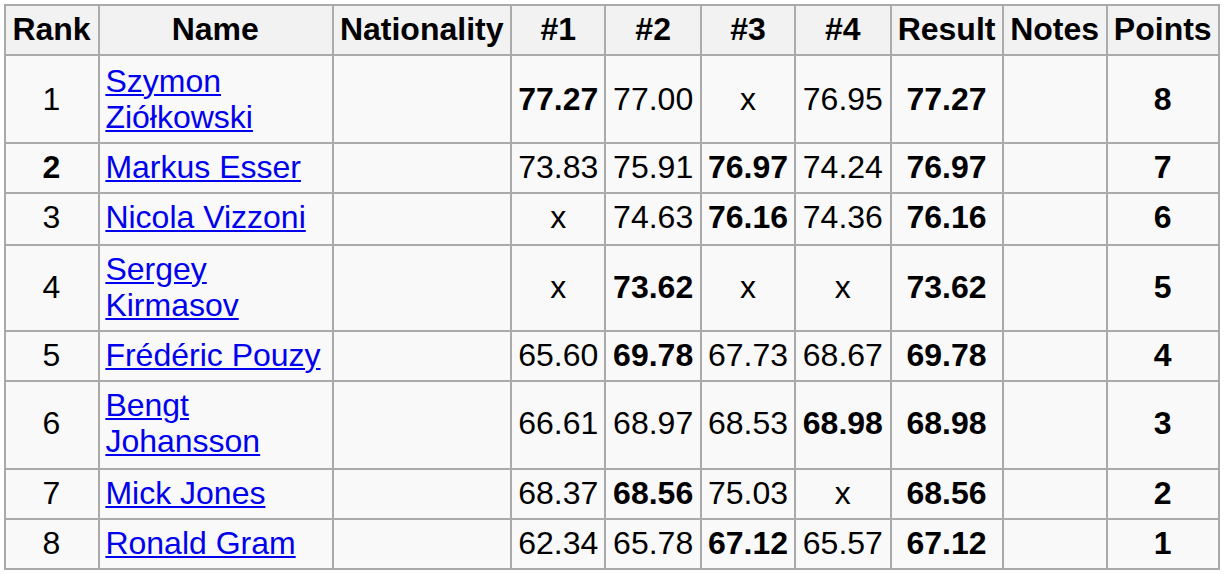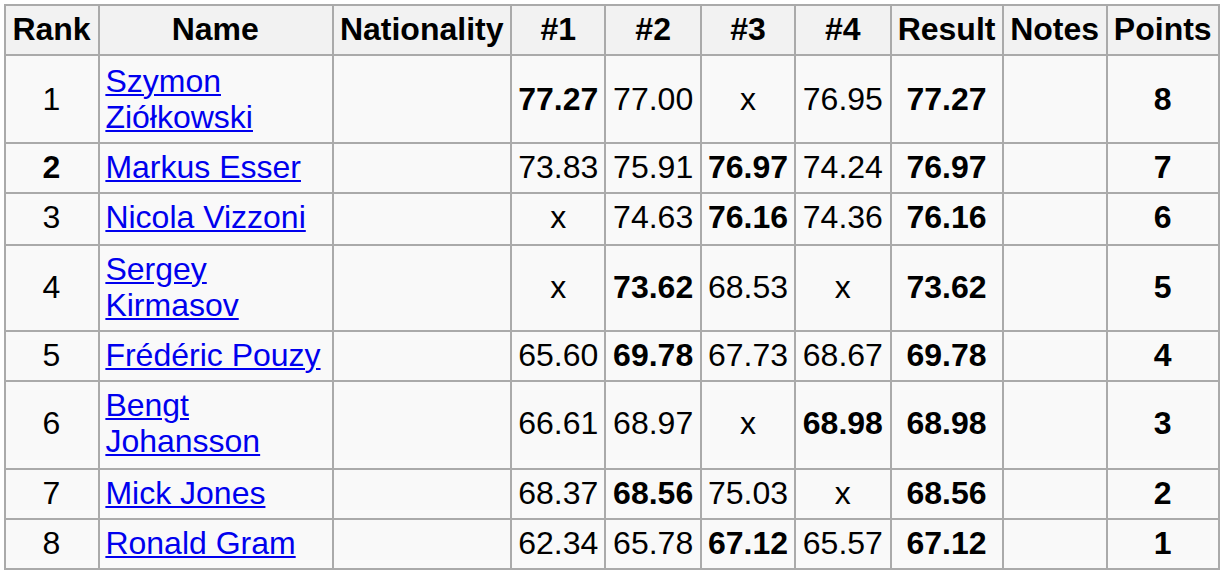(748, 286) x -> (748, 286) 68.53
(748, 424) 68.53 -> (748, 424) x
